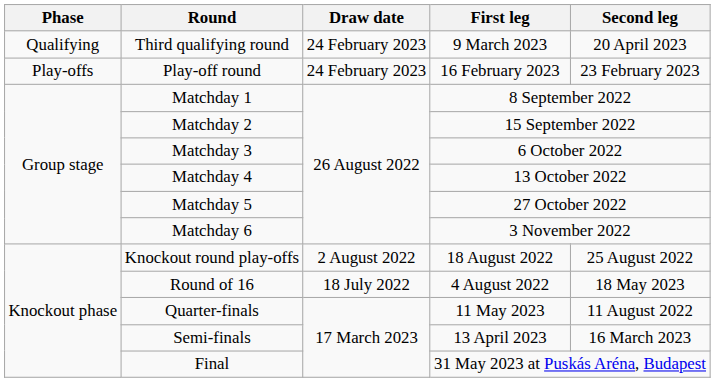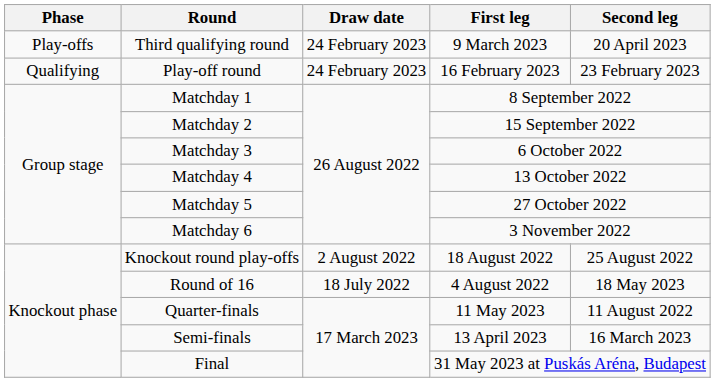(63, 44) Qualifying -> (63, 44) Play-offs
(63, 71) Play-offs -> (63, 71) Qualifying
